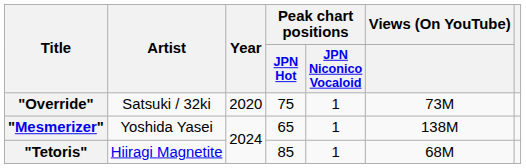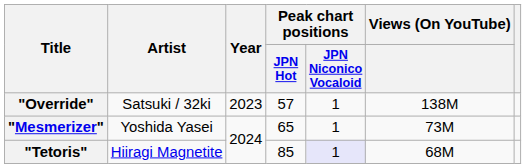(246, 104) 2020 -> (246, 104) 2023
(286, 104) 75 -> (286, 104) 57
(440, 104) 73M -> (440, 104) 138M
(440, 128) 138M -> (440, 128) 73M
(336, 151) no background -> (336, 151) lavender background
